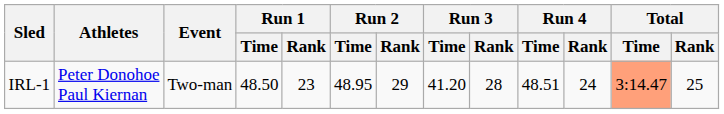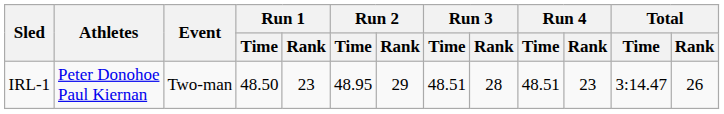(447, 84) 41.20 -> (447, 84) 48.51
(588, 84) 24 -> (588, 84) 23
(641, 84) lightsalmon background -> (641, 84) no background
(695, 84) 25 -> (695, 84) 26
